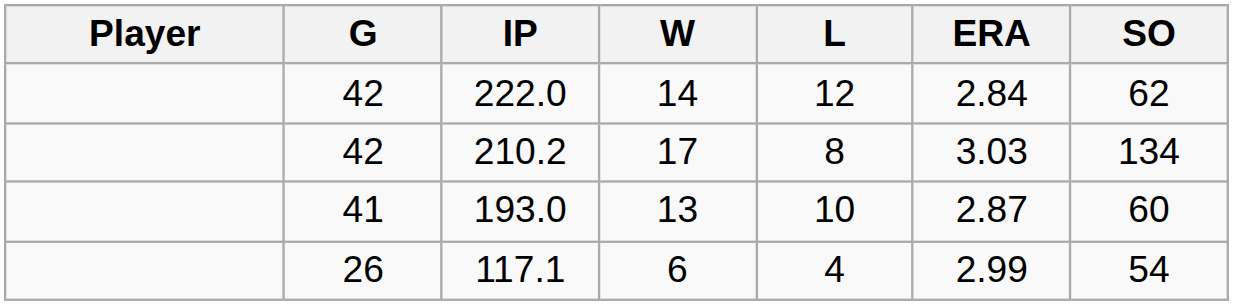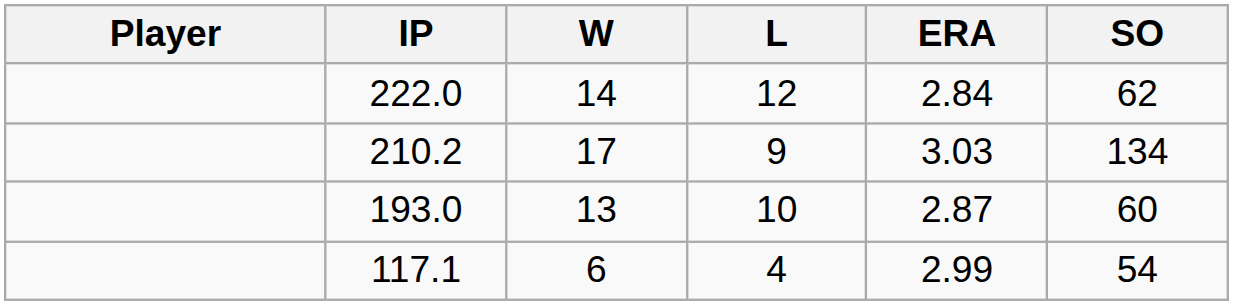- column: (363, 33)
(835, 151) 8 -> (777, 151) 9
